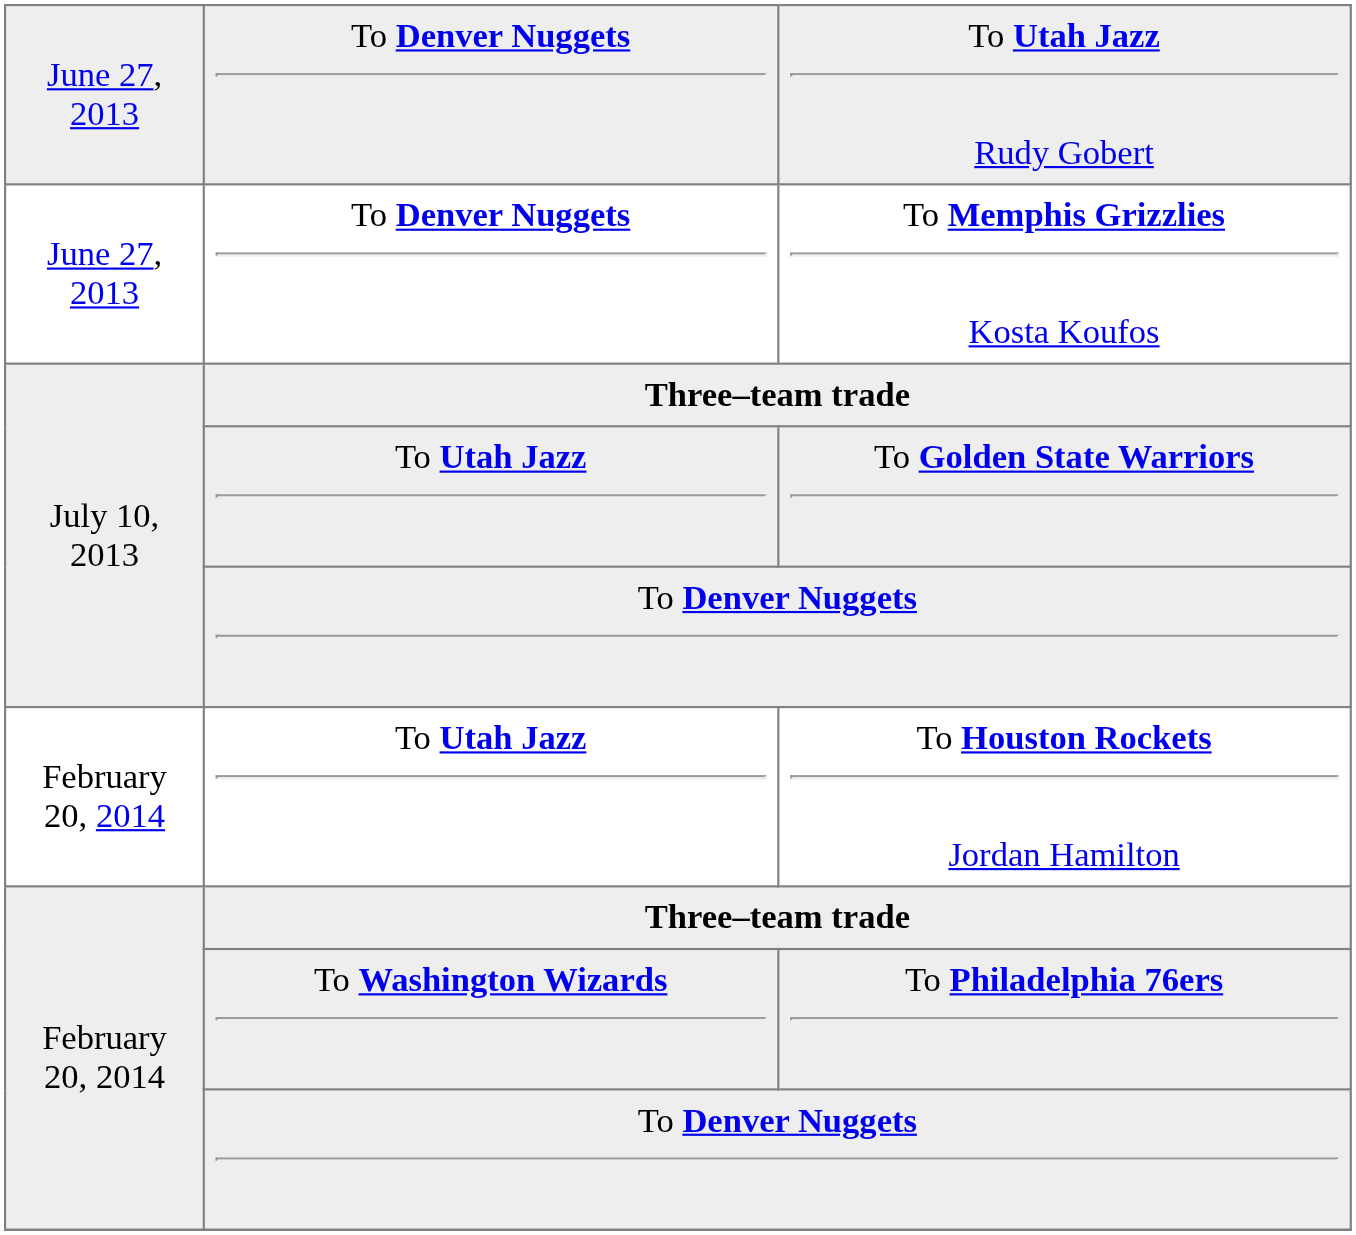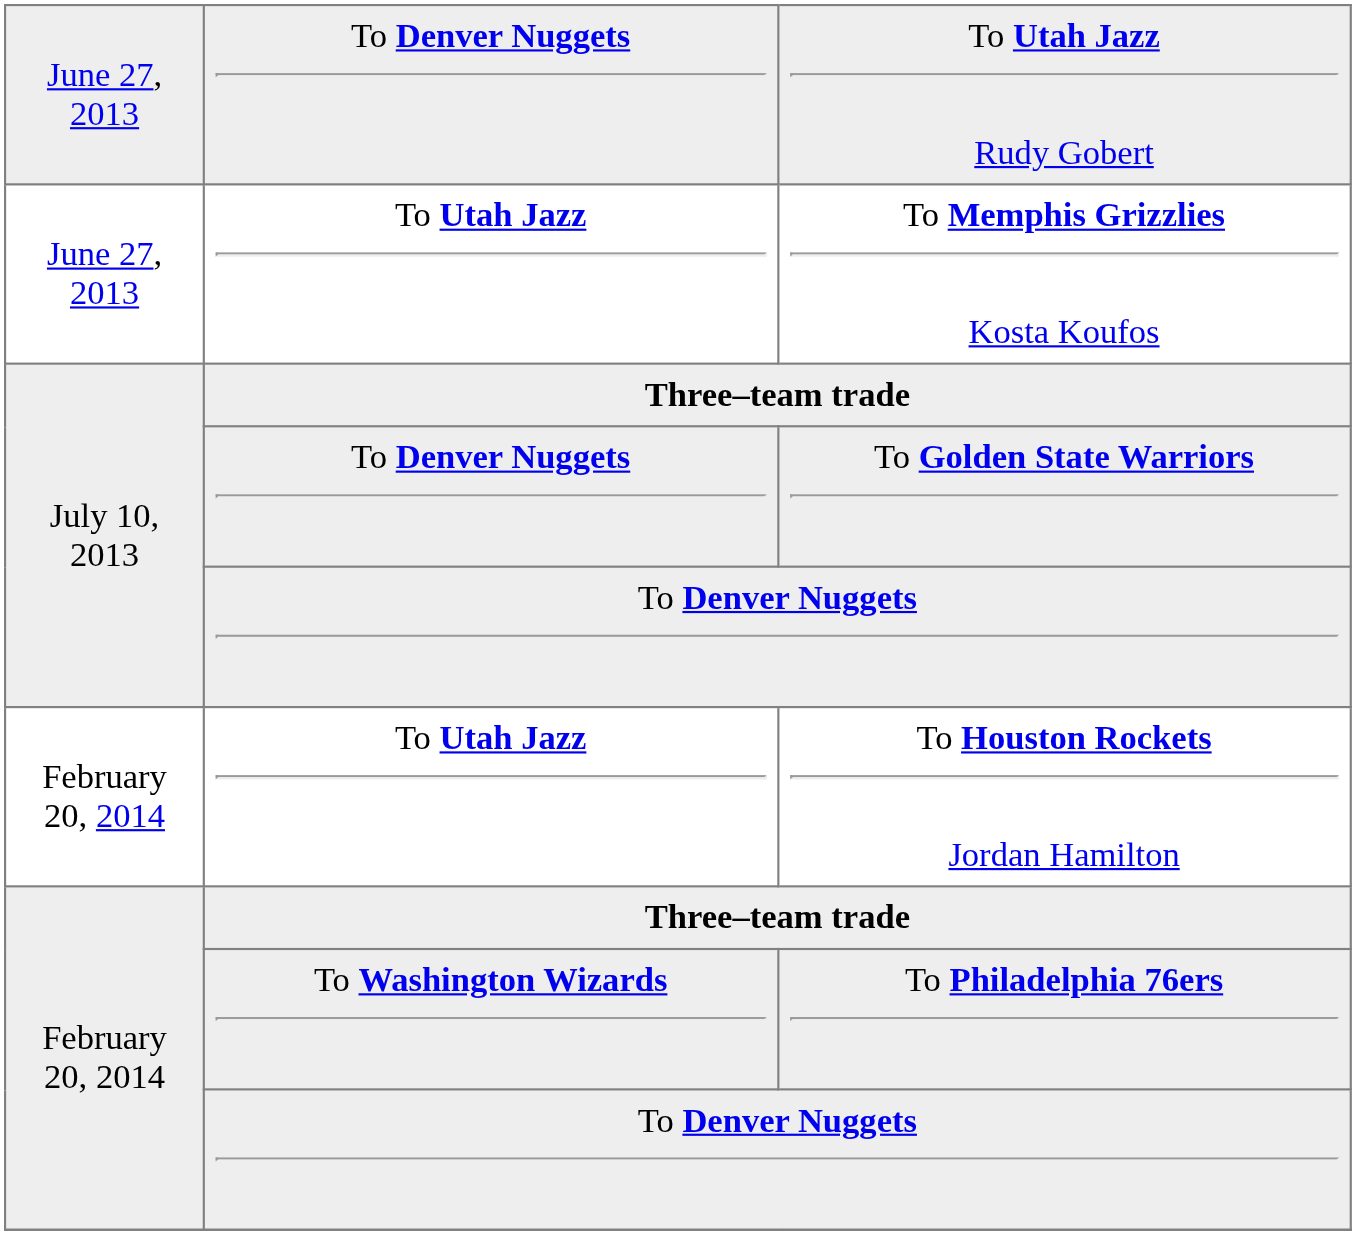(491, 226) To Denver Nuggets -> (491, 226) To Utah Jazz
(491, 468) To Utah Jazz -> (491, 468) To Denver Nuggets
